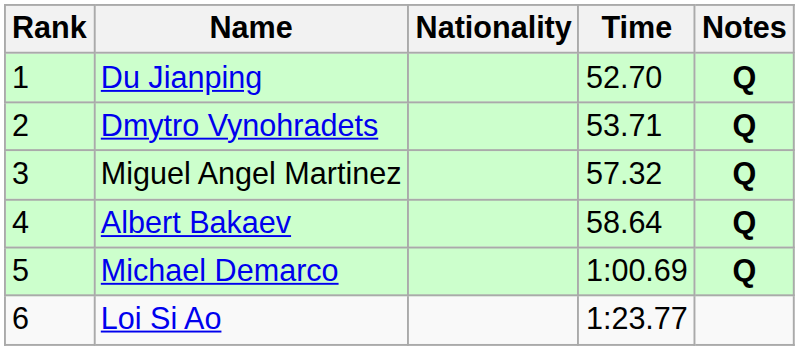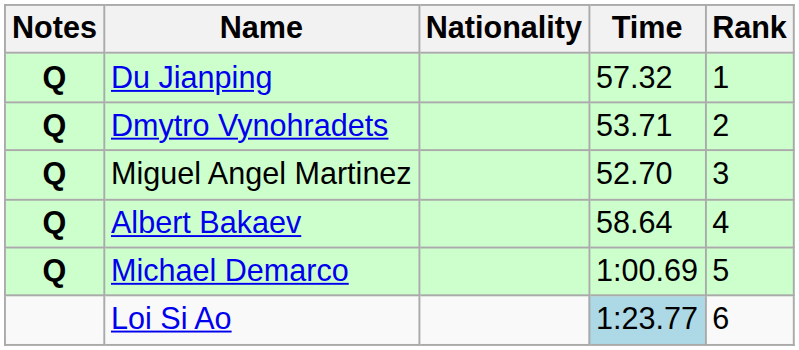columns swapped: (49, 28) <-> (744, 28)
(624, 77) 52.70 -> (634, 77) 57.32
(624, 174) 57.32 -> (634, 174) 52.70
(637, 319) no background -> (647, 319) lightblue background
